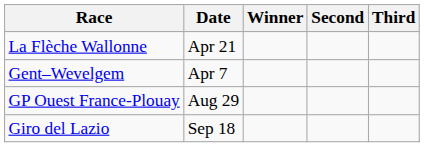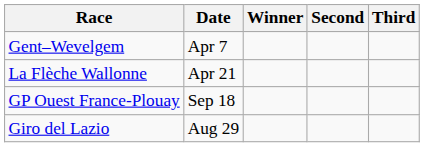rows swapped: (66, 73) <-> (78, 45)
(213, 100) Aug 29 -> (211, 100) Sep 18
(211, 127) Sep 18 -> (213, 127) Aug 29
